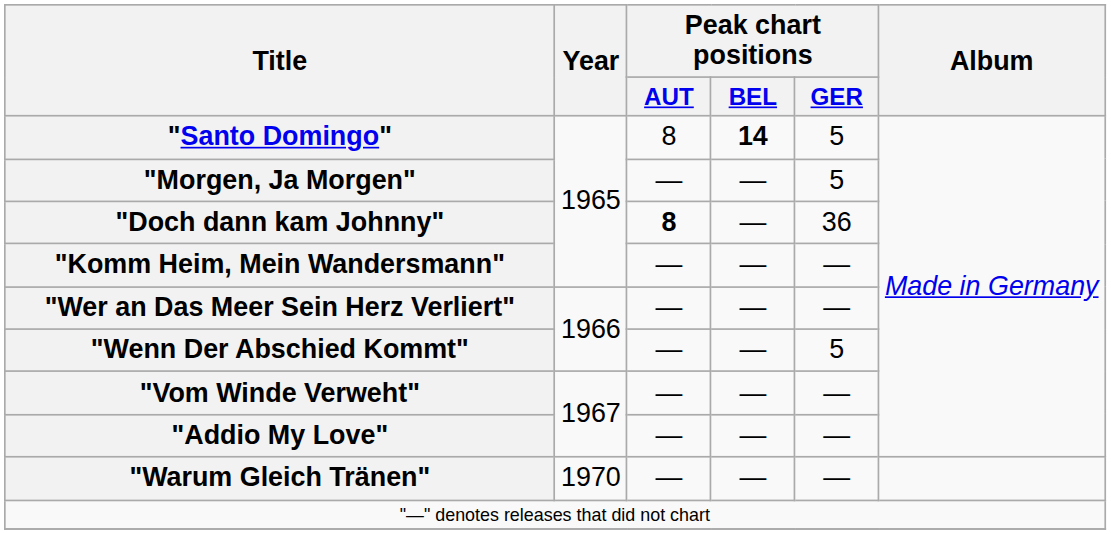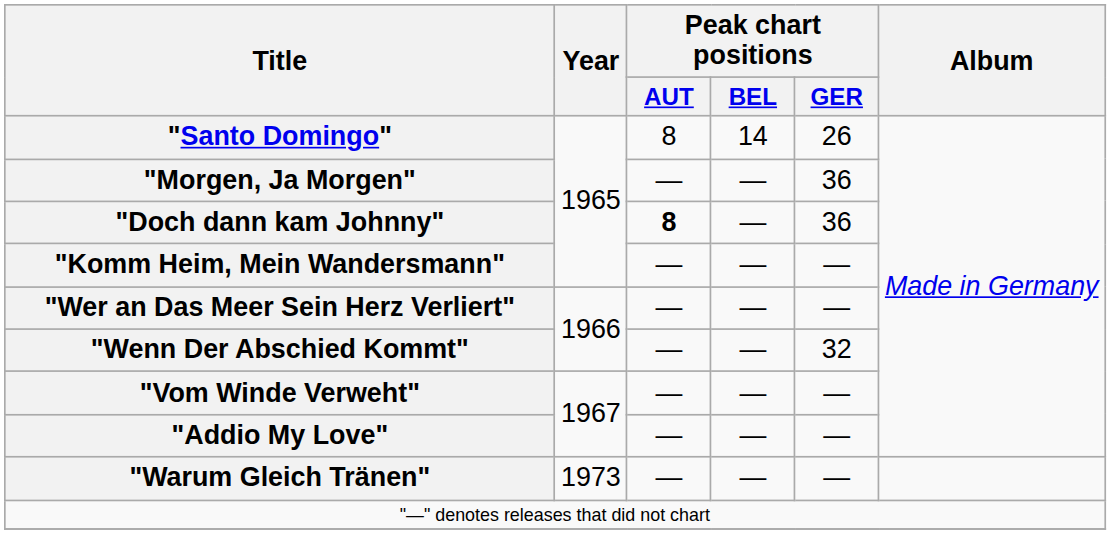(753, 136) bold -> (753, 136) normal
(837, 136) 5 -> (837, 136) 26
(837, 179) 5 -> (837, 179) 36
(837, 350) 5 -> (837, 350) 32
(591, 477) 1970 -> (591, 477) 1973
